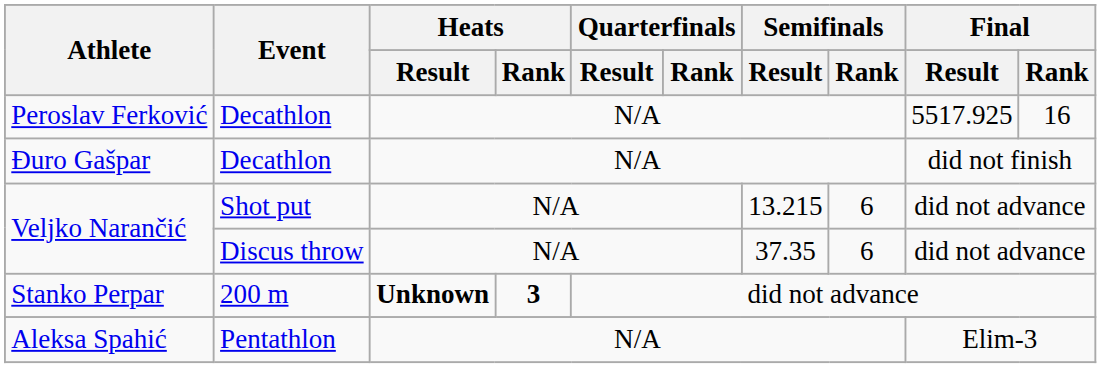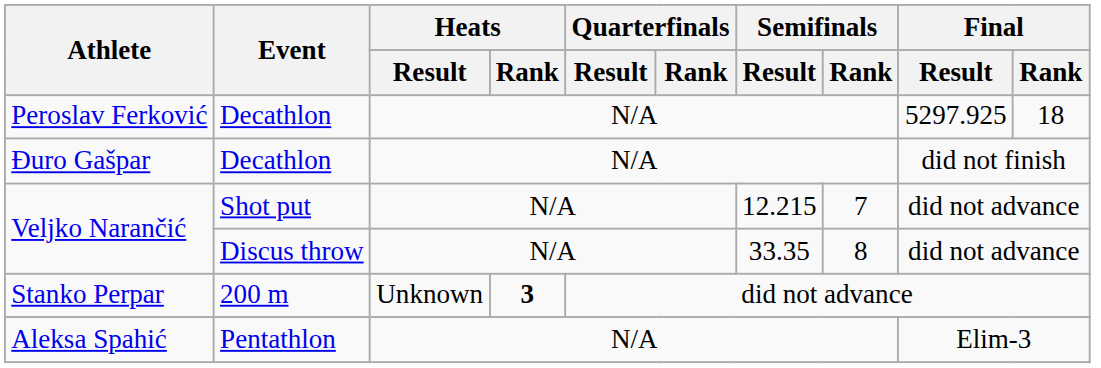(962, 116) 5517.925 -> (956, 116) 5297.925
(1057, 116) 16 -> (1051, 116) 18
(785, 205) 13.215 -> (779, 205) 12.215
(867, 205) 6 -> (861, 205) 7
(785, 250) 37.35 -> (779, 250) 33.35
(867, 250) 6 -> (861, 250) 8
(433, 295) bold -> (430, 295) normal
